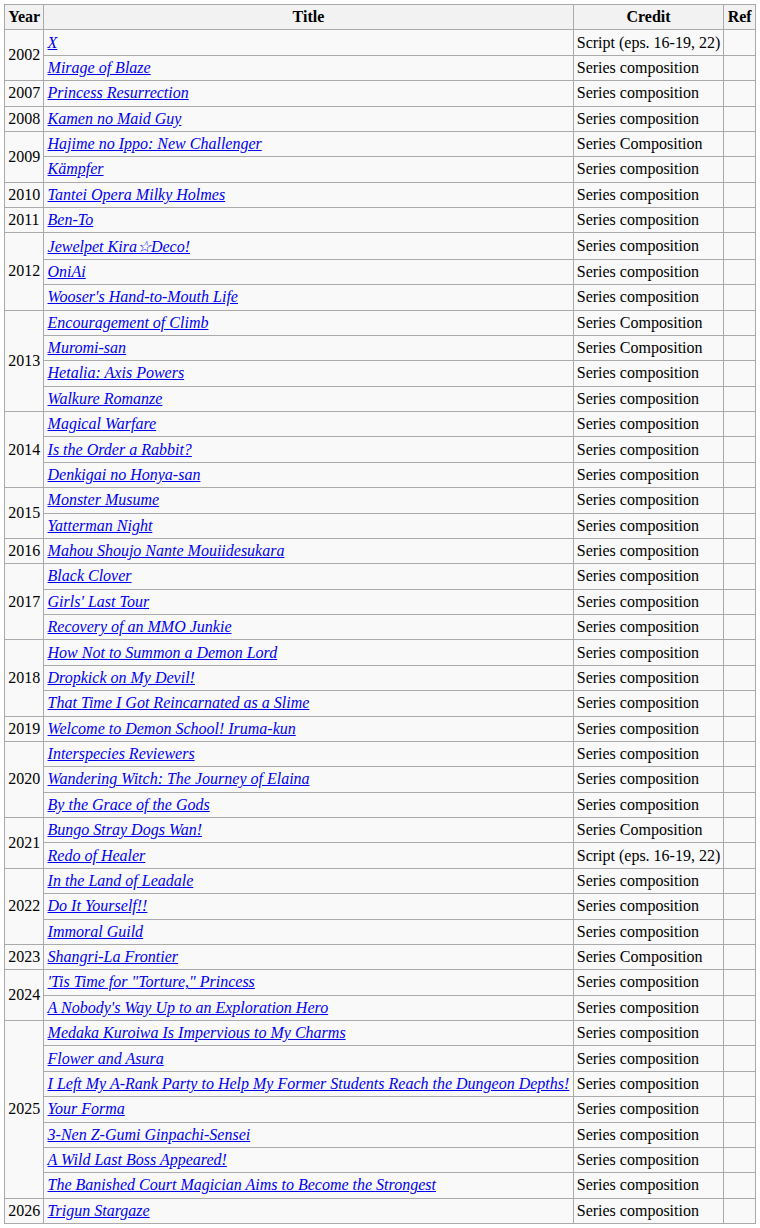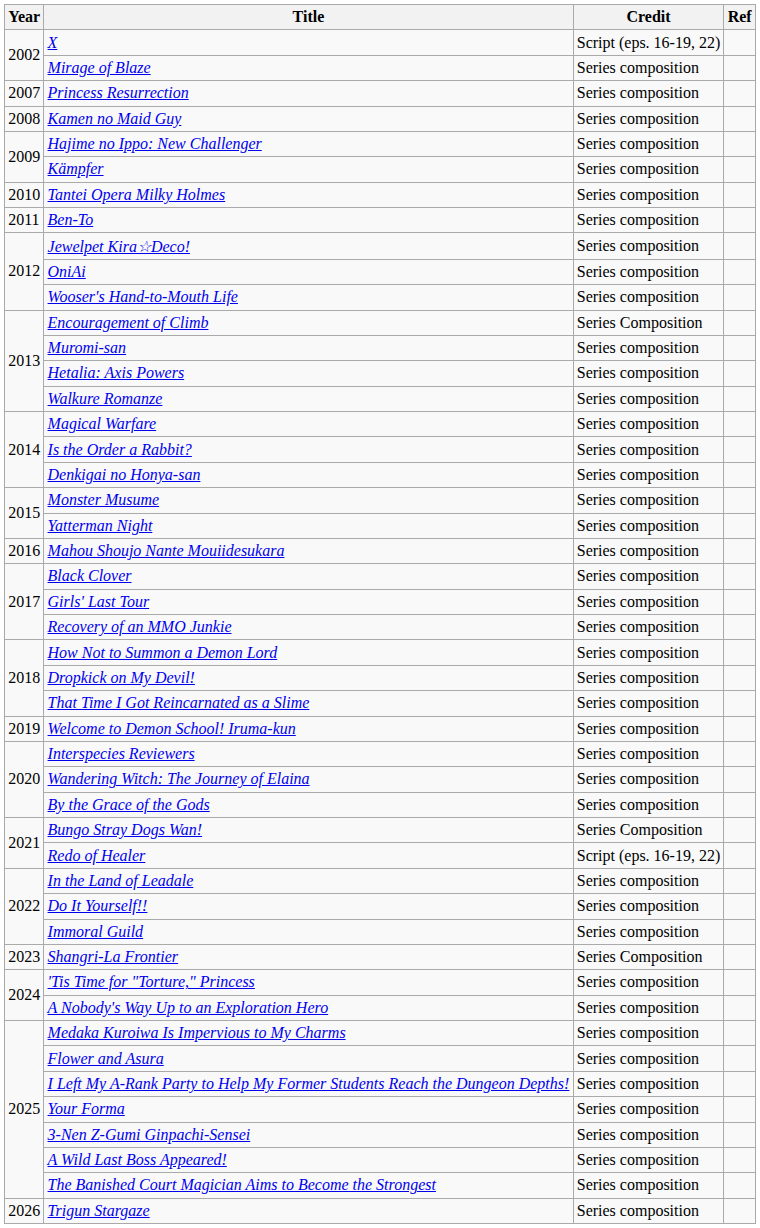(640, 144) Series Composition -> (638, 144) Series composition
(640, 348) Series Composition -> (638, 348) Series composition
